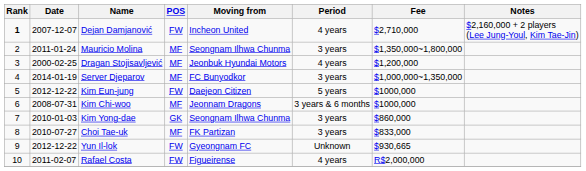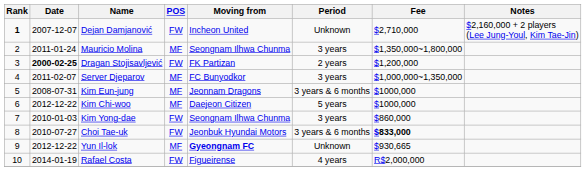(332, 30) 4 years -> (332, 30) Unknown
(54, 63) normal -> (54, 63) bold
(176, 63) MF -> (176, 63) FW
(238, 63) Jeonbuk Hyundai Motors -> (212, 63) FK Partizan
(332, 63) 4 years -> (332, 63) 2 years
(54, 77) 2014-01-19 -> (54, 77) 2011-02-07
(54, 91) 2012-12-22 -> (54, 91) 2008-07-31
(176, 91) FW -> (176, 91) MF
(220, 91) Daejeon Citizen -> (225, 91) Jeonnam Dragons
(332, 91) 5 years -> (332, 91) 3 years & 6 months
(54, 105) 2008-07-31 -> (54, 105) 2012-12-22
(225, 105) Jeonnam Dragons -> (220, 105) Daejeon Citizen
(332, 105) 3 years & 6 months -> (332, 105) 5 years
(176, 119) GK -> (176, 119) FW
(176, 132) MF -> (176, 132) FW
(212, 132) FK Partizan -> (238, 132) Jeonbuk Hyundai Motors
(332, 132) 3 years -> (332, 132) 3 years & 6 months
(392, 132) normal -> (392, 132) bold
(176, 146) FW -> (176, 146) MF
(220, 146) normal -> (222, 146) bold
(54, 160) 2011-02-07 -> (54, 160) 2014-01-19
